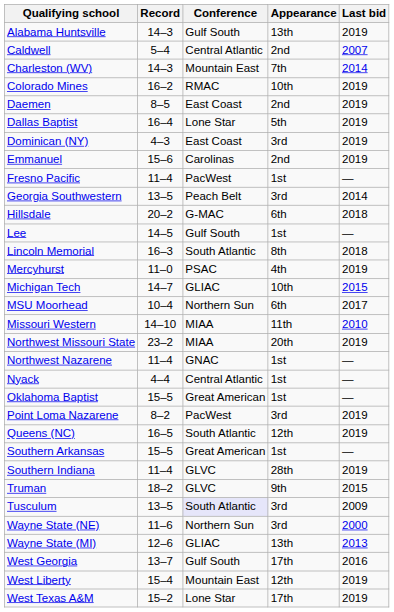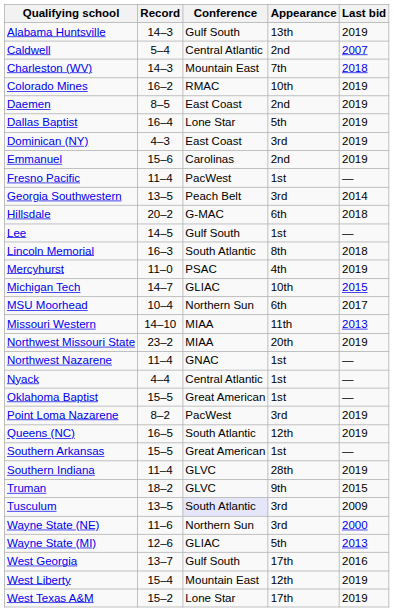(355, 68) 2014 -> (355, 68) 2018
(355, 324) 2010 -> (355, 324) 2013
(282, 543) 13th -> (279, 543) 5th
